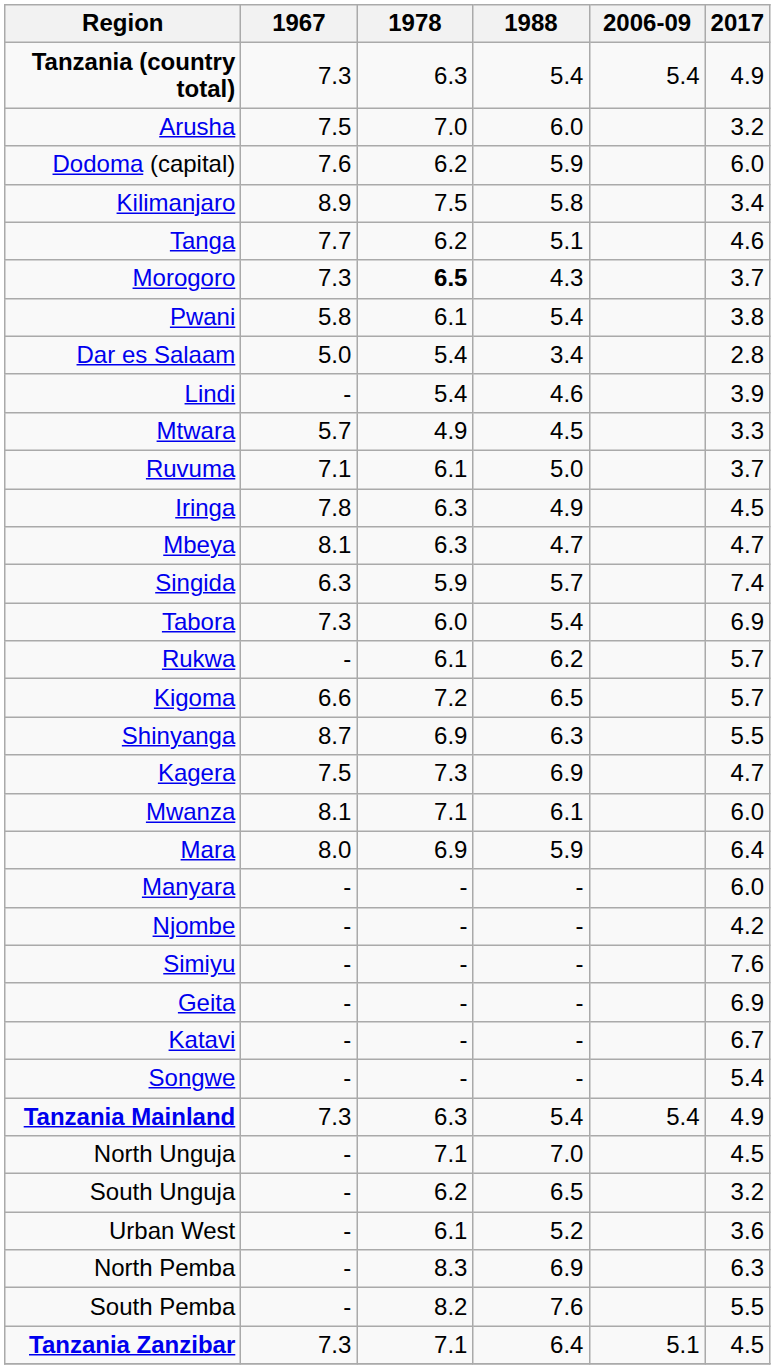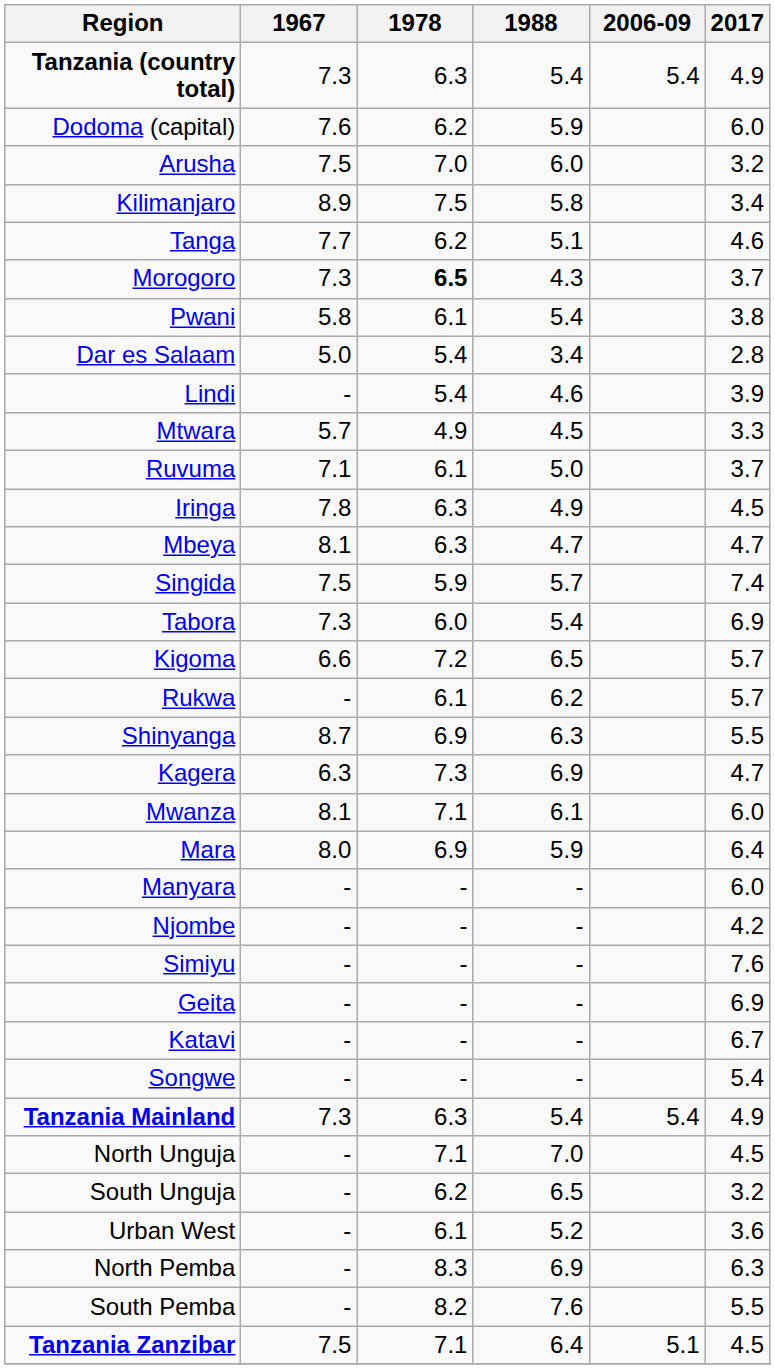rows swapped: (144, 164) <-> (197, 126)
(335, 583) 6.3 -> (335, 583) 7.5
rows swapped: (199, 659) <-> (195, 697)
(335, 773) 7.5 -> (335, 773) 6.3
(335, 1344) 7.3 -> (335, 1344) 7.5
